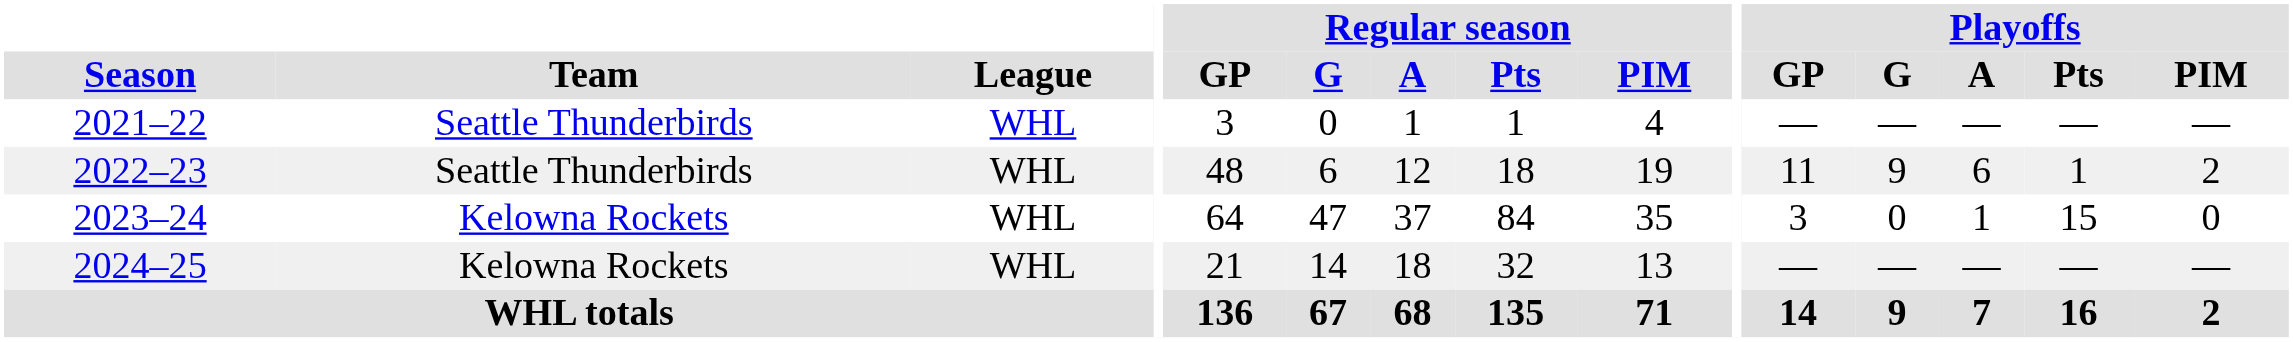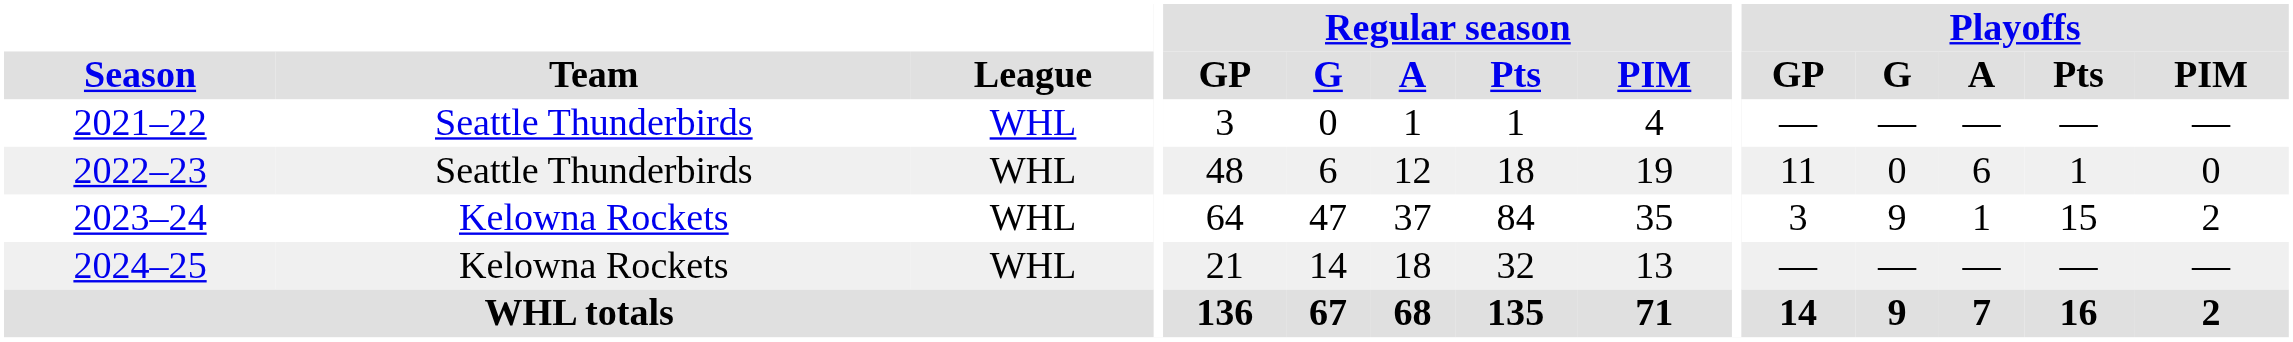(1897, 169) 9 -> (1897, 169) 0
(2211, 169) 2 -> (2211, 169) 0
(1897, 217) 0 -> (1897, 217) 9
(2211, 217) 0 -> (2211, 217) 2
